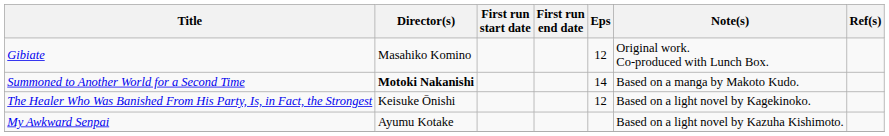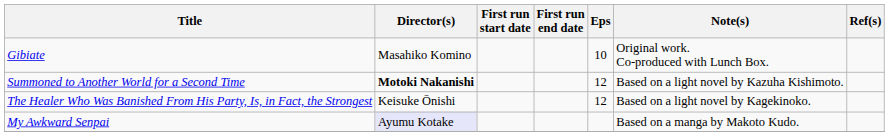(601, 55) 12 -> (601, 55) 10
(601, 82) 14 -> (601, 82) 12
(708, 82) Based on a manga by Makoto Kudo. -> (730, 82) Based on a light novel by Kazuha Kishimoto.
(416, 121) no background -> (416, 121) lavender background
(730, 121) Based on a light novel by Kazuha Kishimoto. -> (708, 121) Based on a manga by Makoto Kudo.
